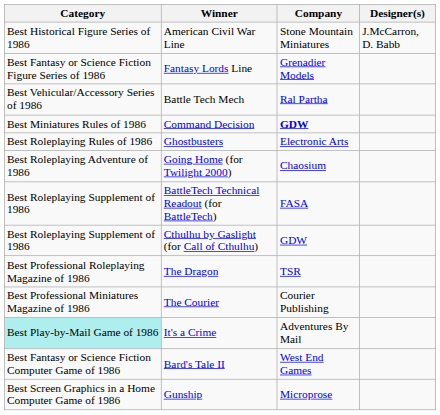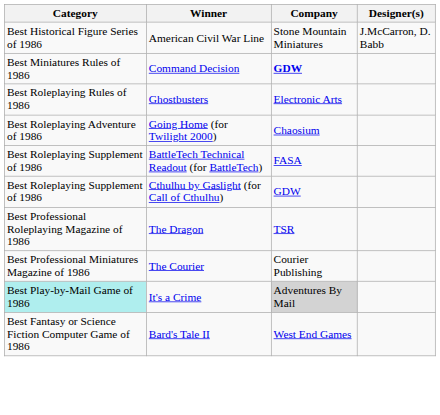- row: (208, 68)
- row: (204, 99)
(314, 333) no background -> (308, 297) lightgrey background
- row: (183, 394)
